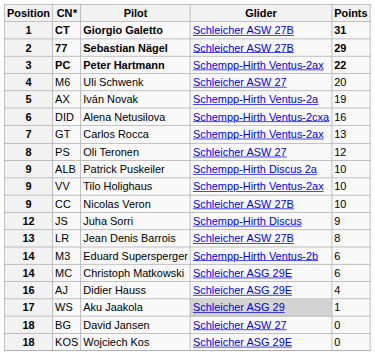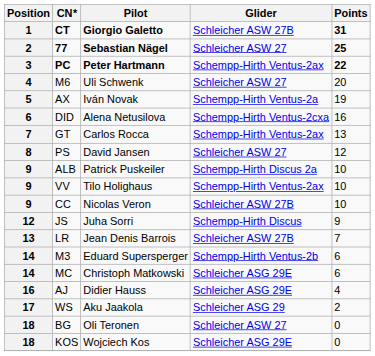(243, 48) Schleicher ASW 27B -> (240, 48) Schleicher ASW 27
(340, 48) 29 -> (340, 48) 25
(111, 152) Oli Teronen -> (116, 152) David Jansen
(337, 238) 8 -> (337, 238) 7
(239, 308) lightgrey background -> (239, 308) no background
(337, 308) 1 -> (337, 308) 2
(116, 325) David Jansen -> (111, 325) Oli Teronen
